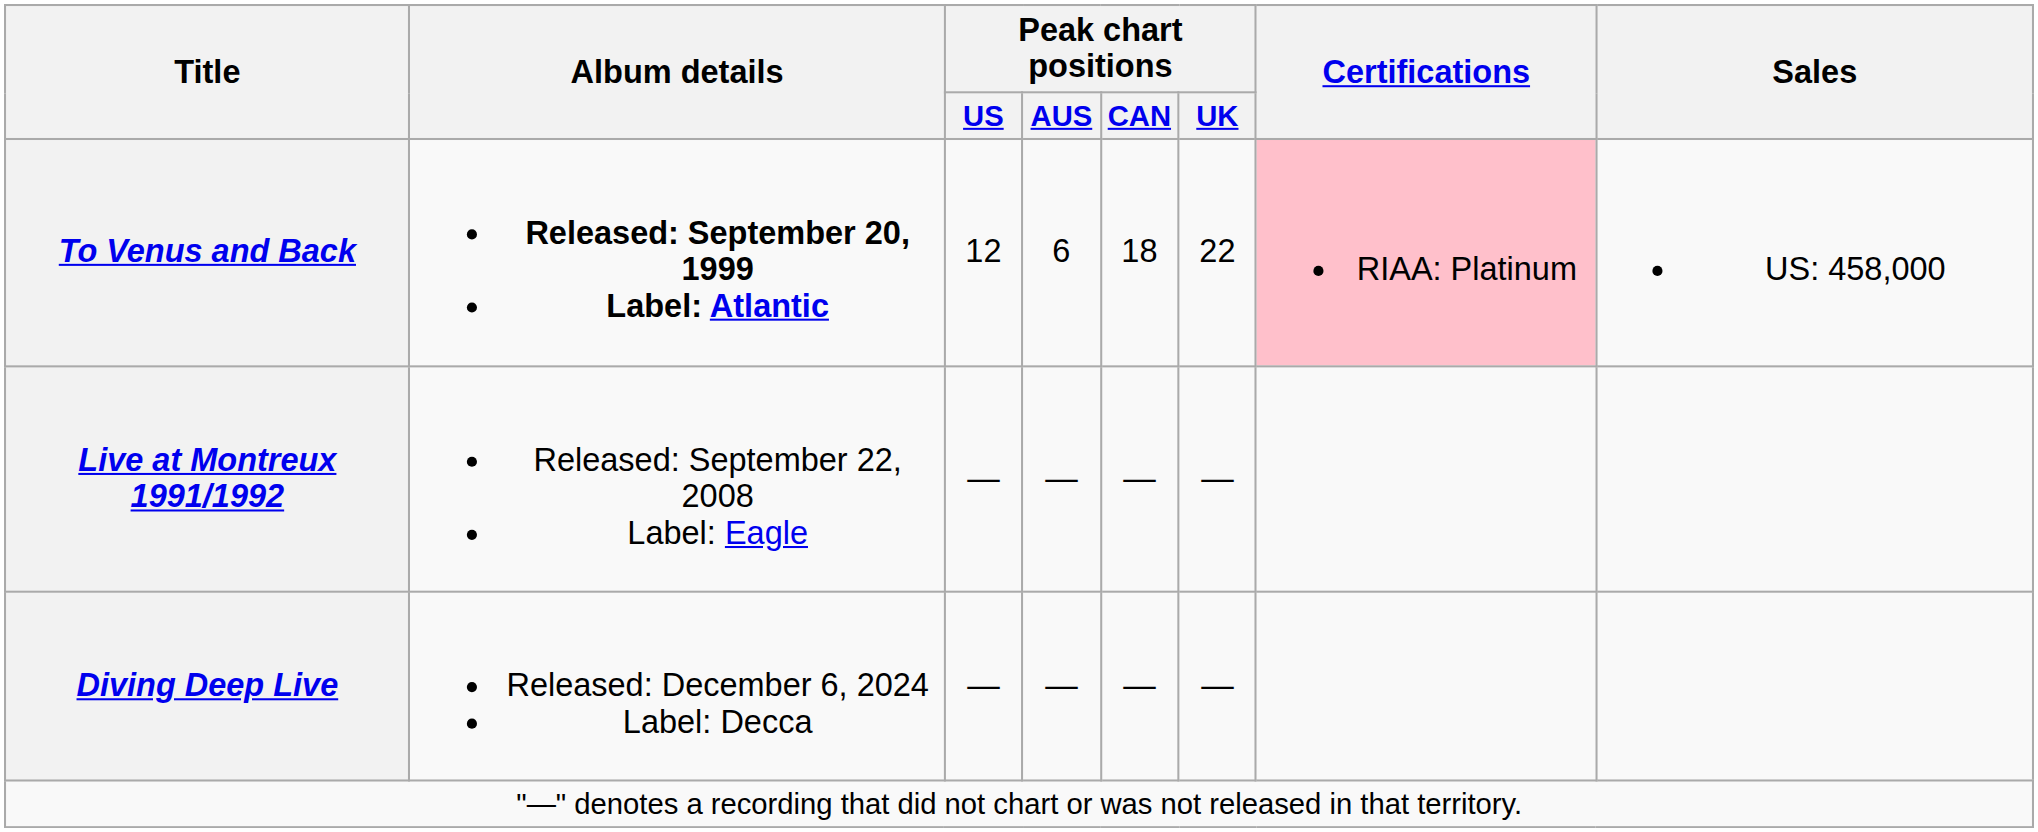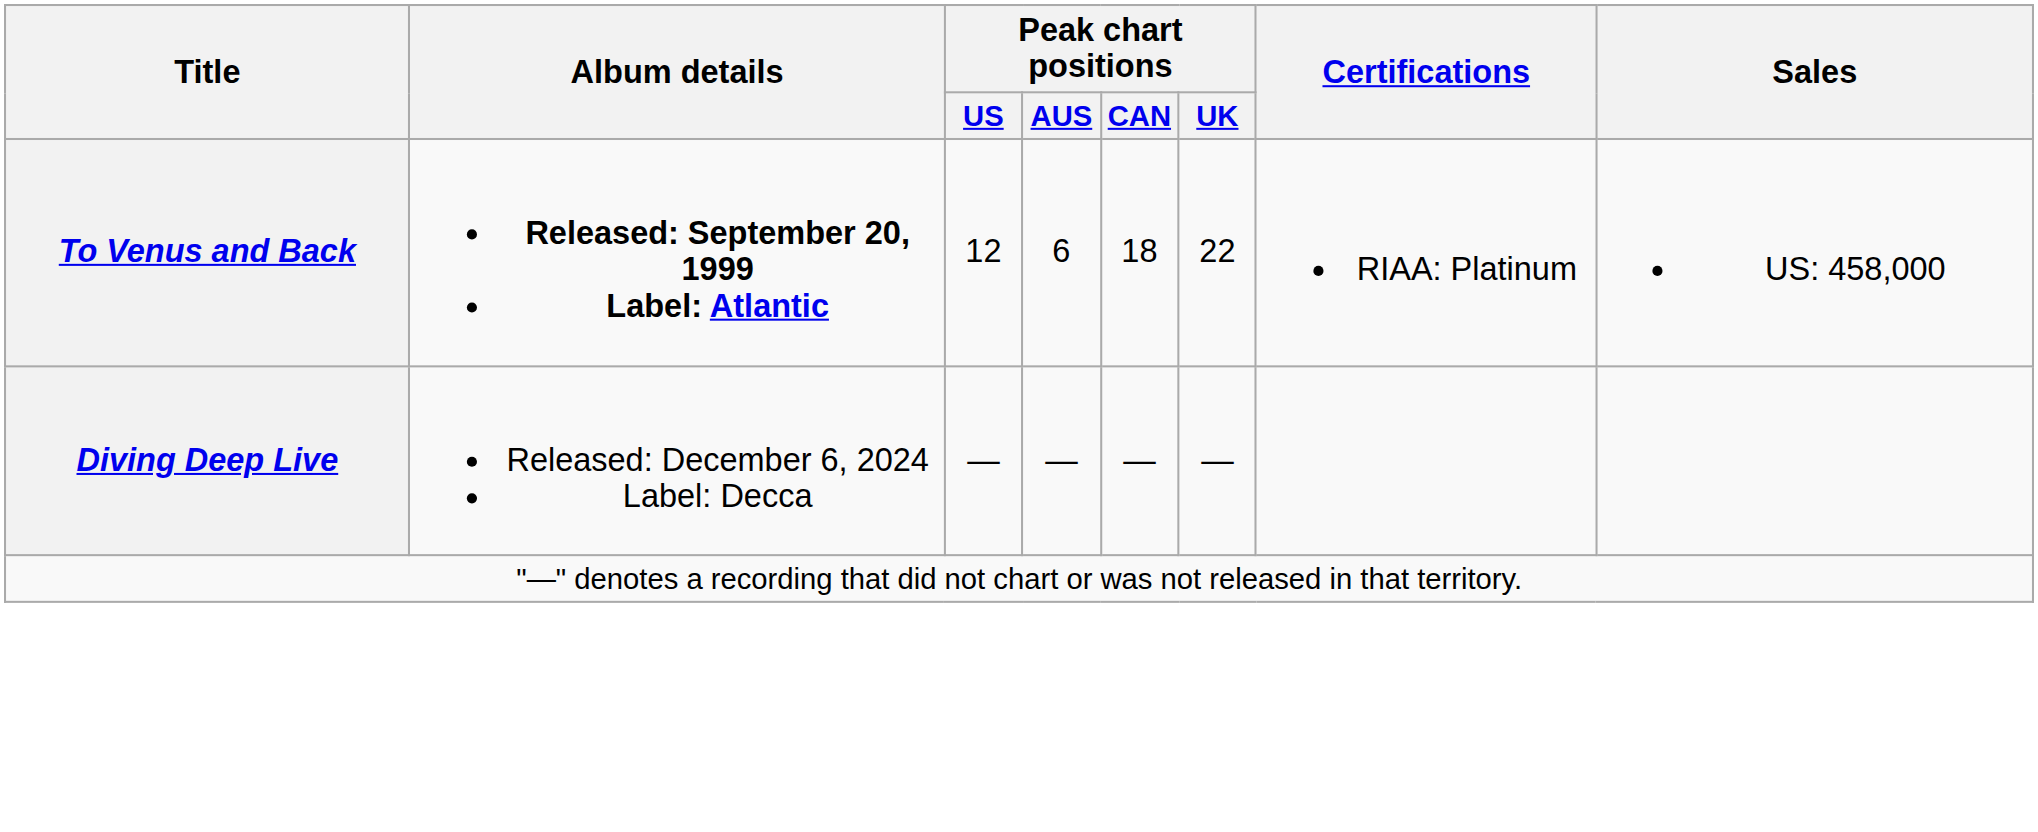(1426, 271) pink background -> (1426, 271) no background
- row: (207, 477)
